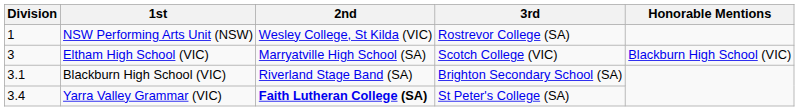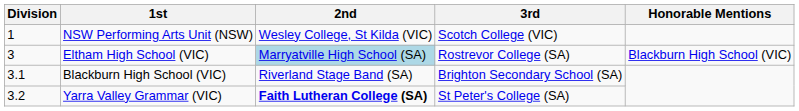(504, 34) Rostrevor College (SA) -> (498, 34) Scotch College (VIC)
(342, 55) no background -> (342, 55) lightblue background
(498, 55) Scotch College (VIC) -> (504, 55) Rostrevor College (SA)
(16, 95) 3.4 -> (16, 95) 3.2
